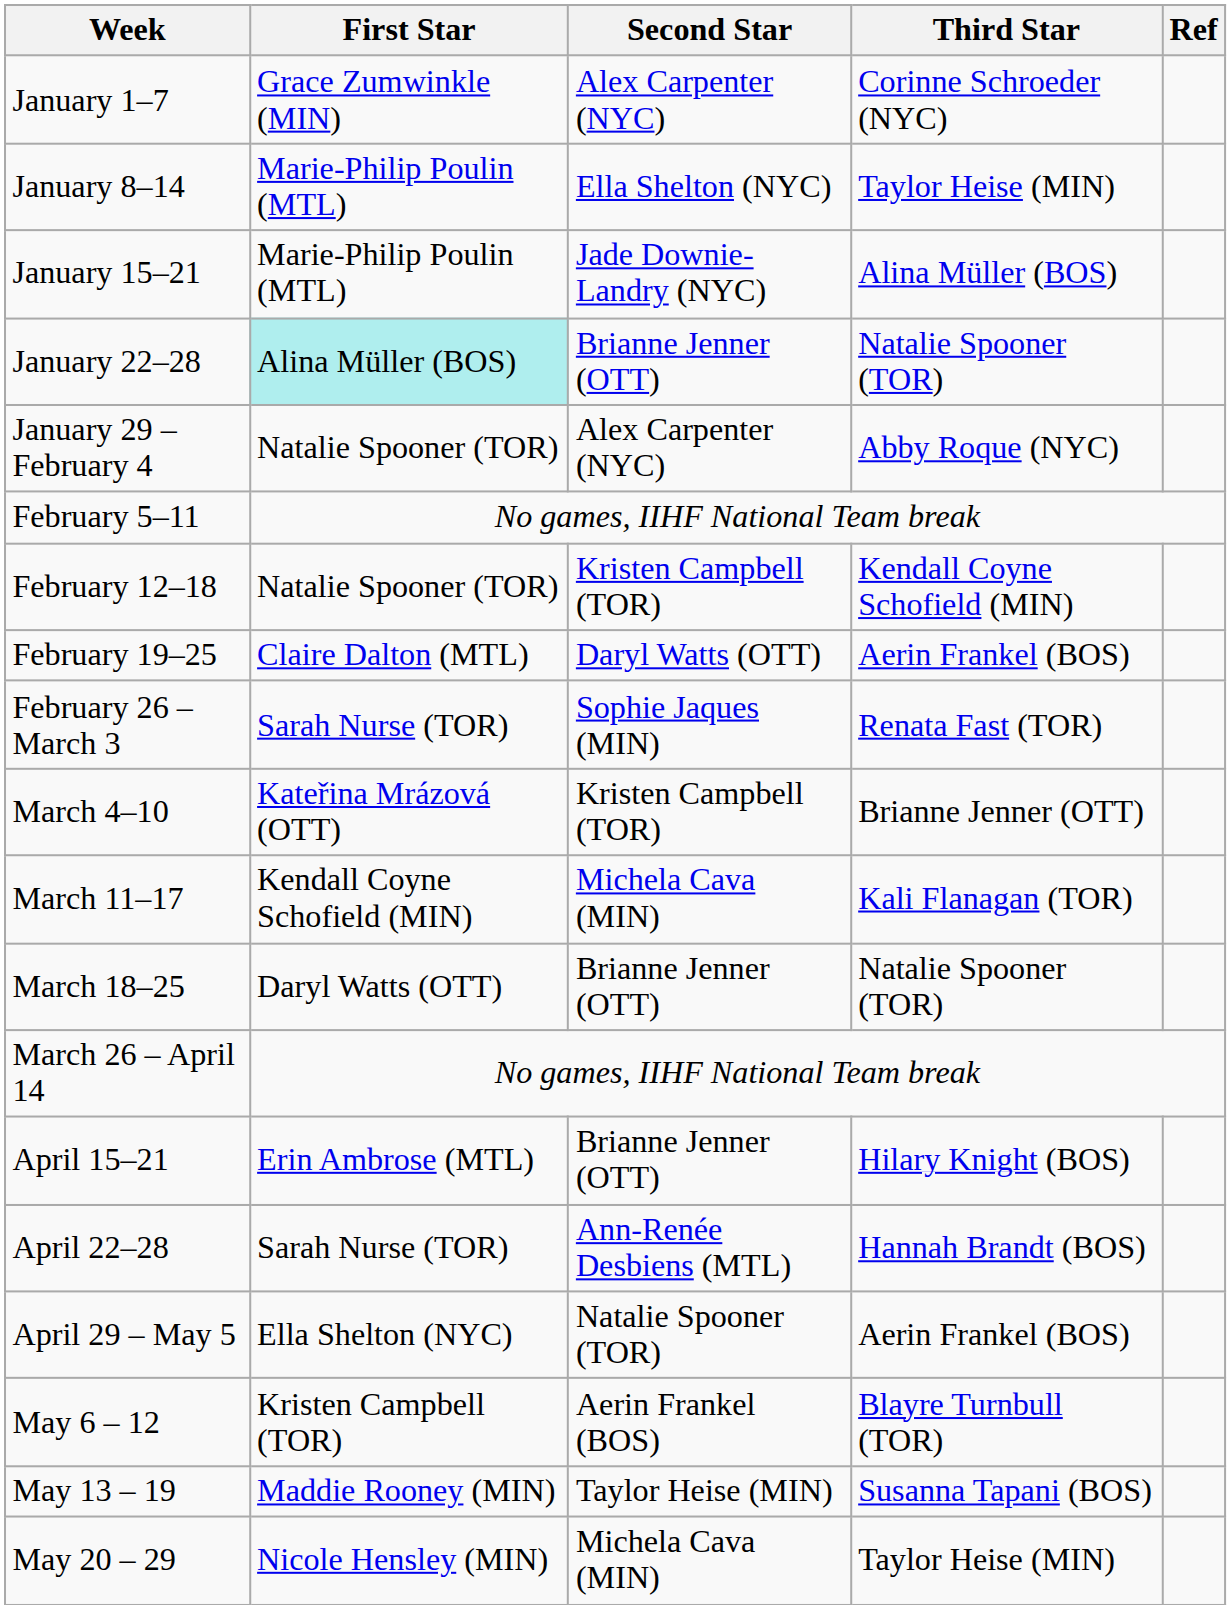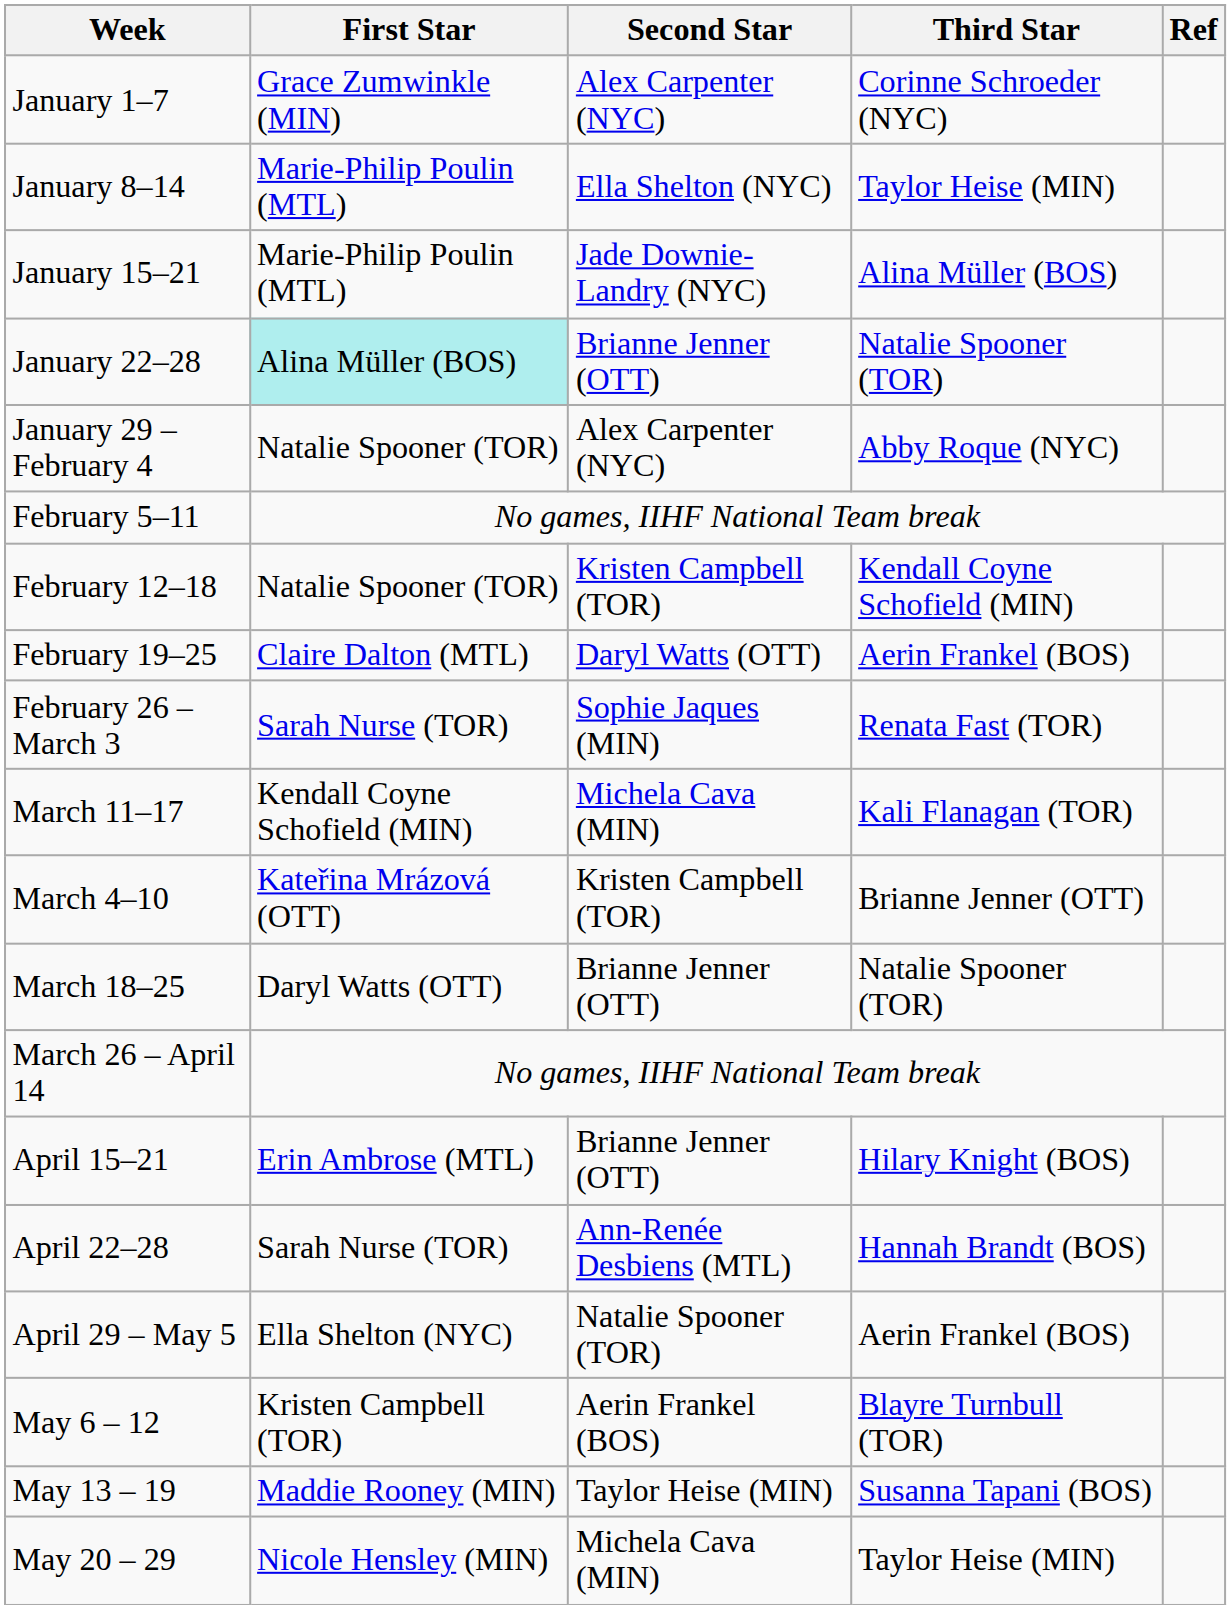rows swapped: (91, 811) <-> (98, 898)
